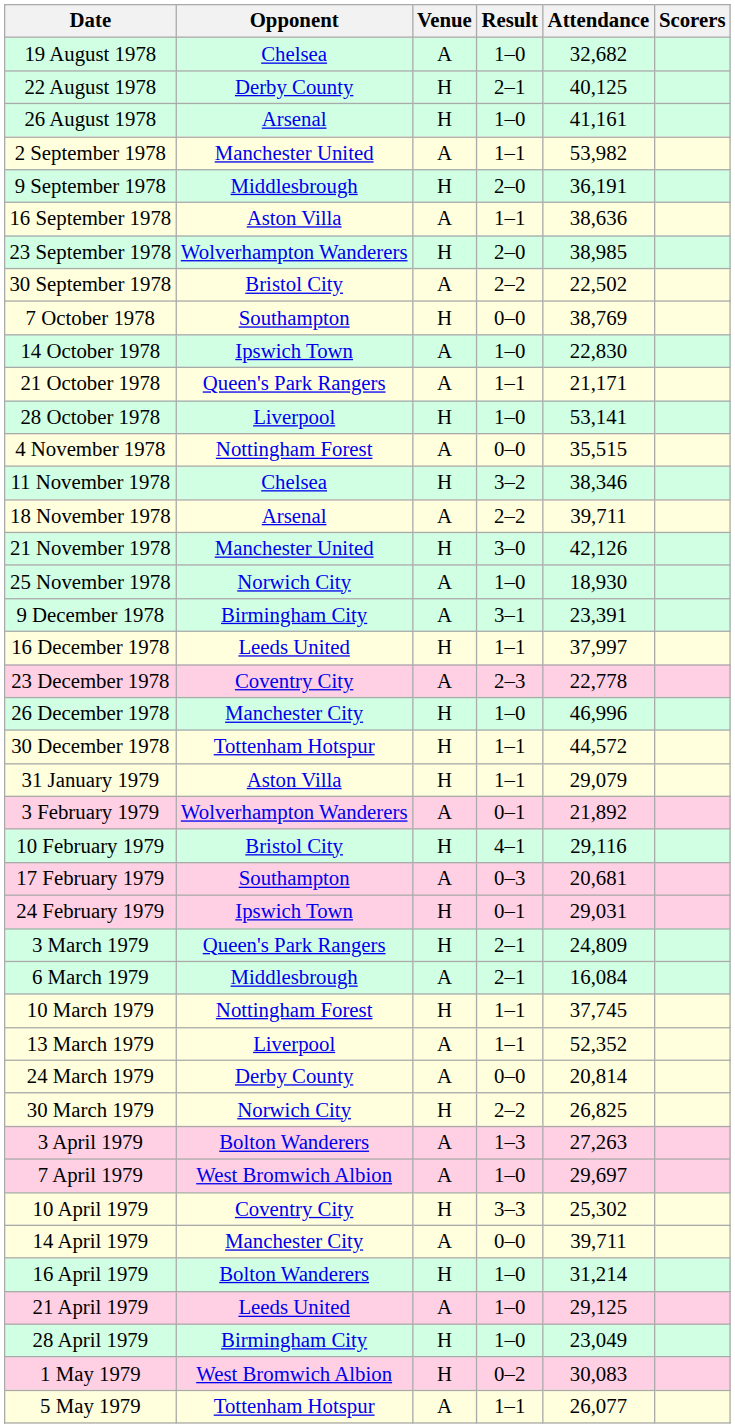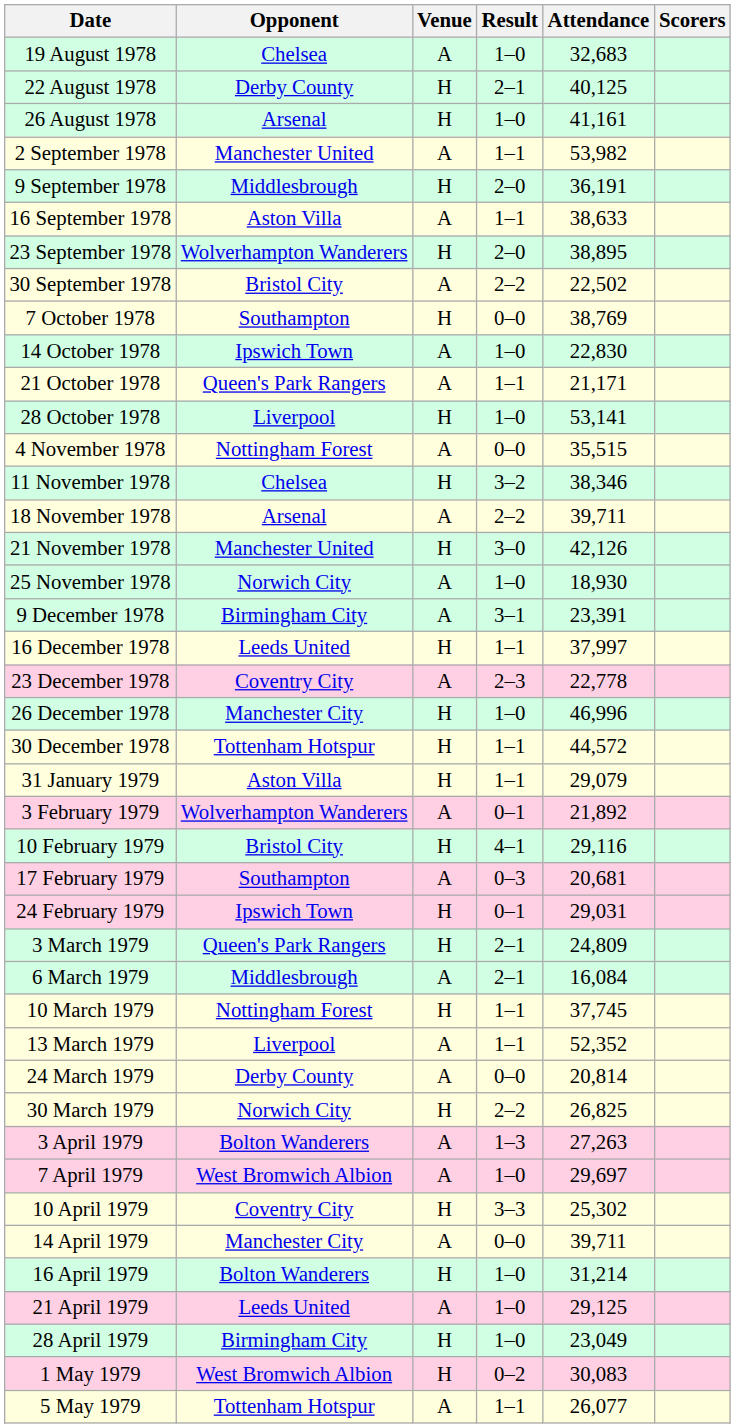(598, 53) 32,682 -> (598, 53) 32,683
(598, 218) 38,636 -> (598, 218) 38,633
(598, 251) 38,985 -> (598, 251) 38,895
